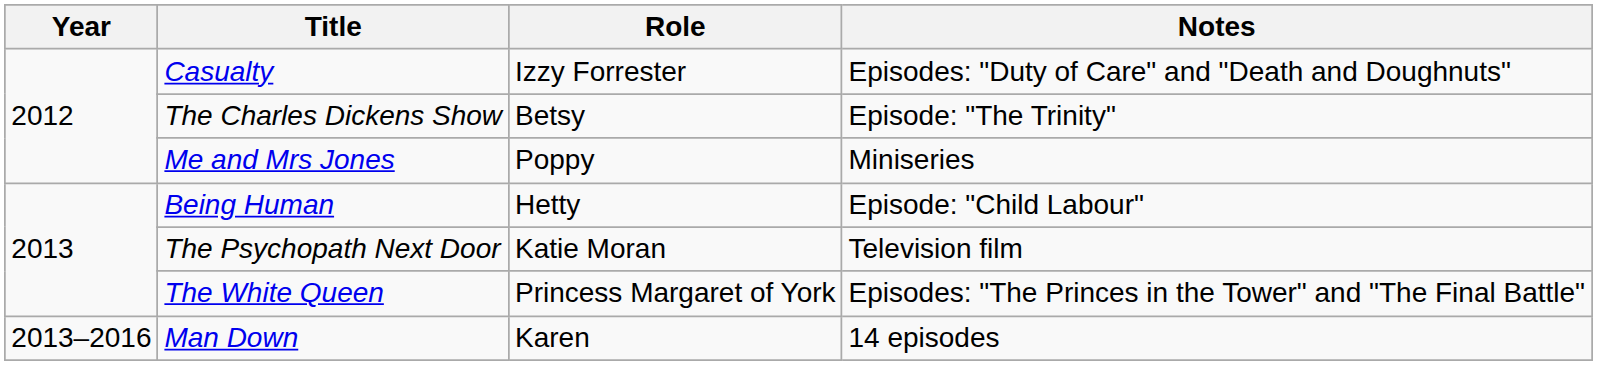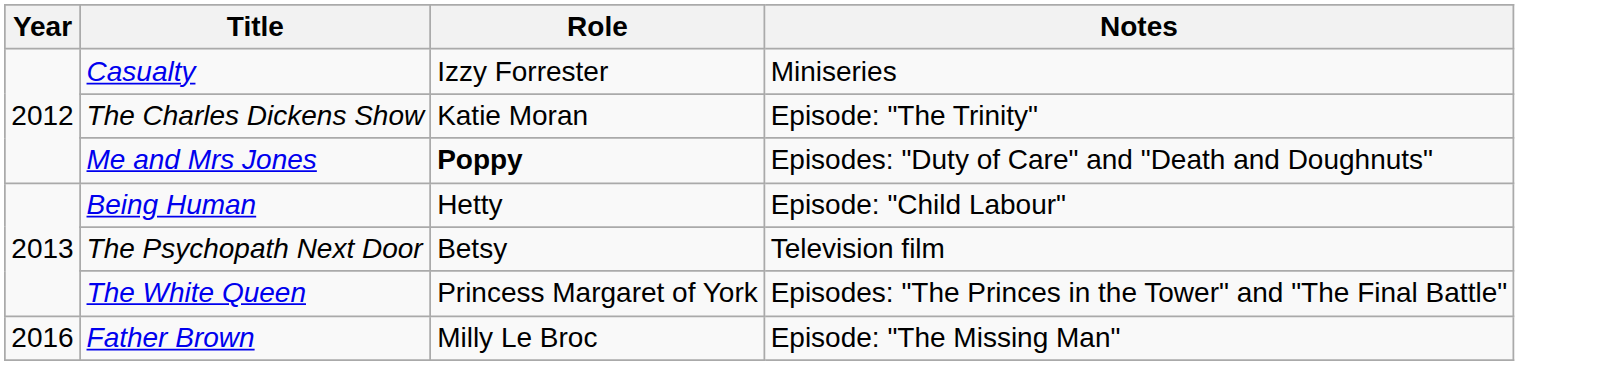(1180, 71) Episodes: "Duty of Care" and "Death and Doughnuts" -> (834, 71) Miniseries
(550, 115) Betsy -> (513, 115) Katie Moran
(555, 159) normal -> (480, 159) bold
(912, 159) Miniseries -> (1102, 159) Episodes: "Duty of Care" and "Death and Doughnuts"
(590, 248) Katie Moran -> (472, 248) Betsy
- row: (231, 337)
+ row: (171, 337)
